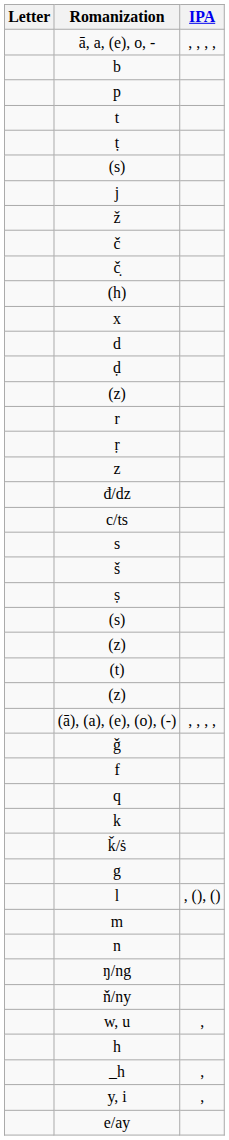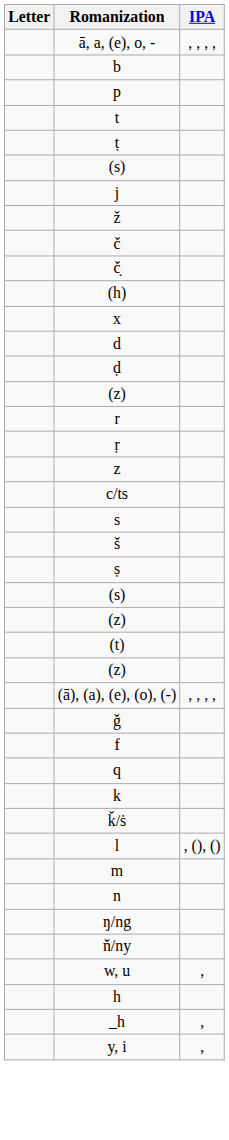- row: (117, 494)
- row: (117, 871)
- row: (117, 1122)
